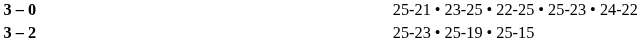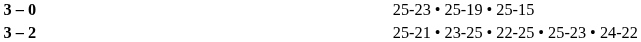(515, 10) 25-21 • 23-25 • 22-25 • 25-23 • 24-22 -> (464, 10) 25-23 • 25-19 • 25-15
(464, 32) 25-23 • 25-19 • 25-15 -> (515, 32) 25-21 • 23-25 • 22-25 • 25-23 • 24-22
